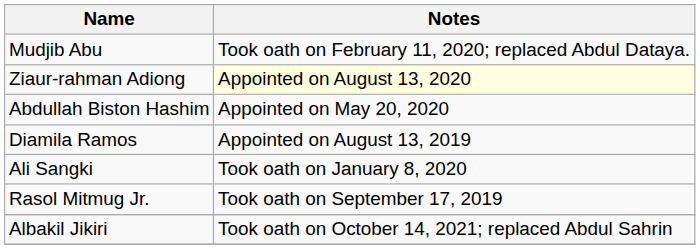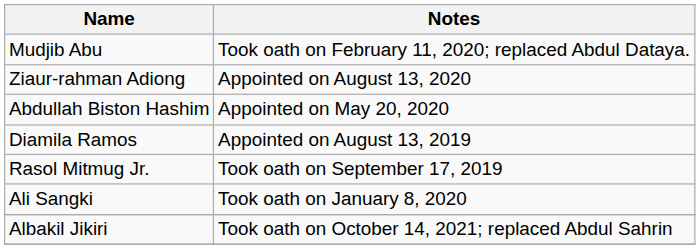(345, 79) lightyellow background -> (345, 79) no background
rows swapped: (51, 169) <-> (79, 199)
